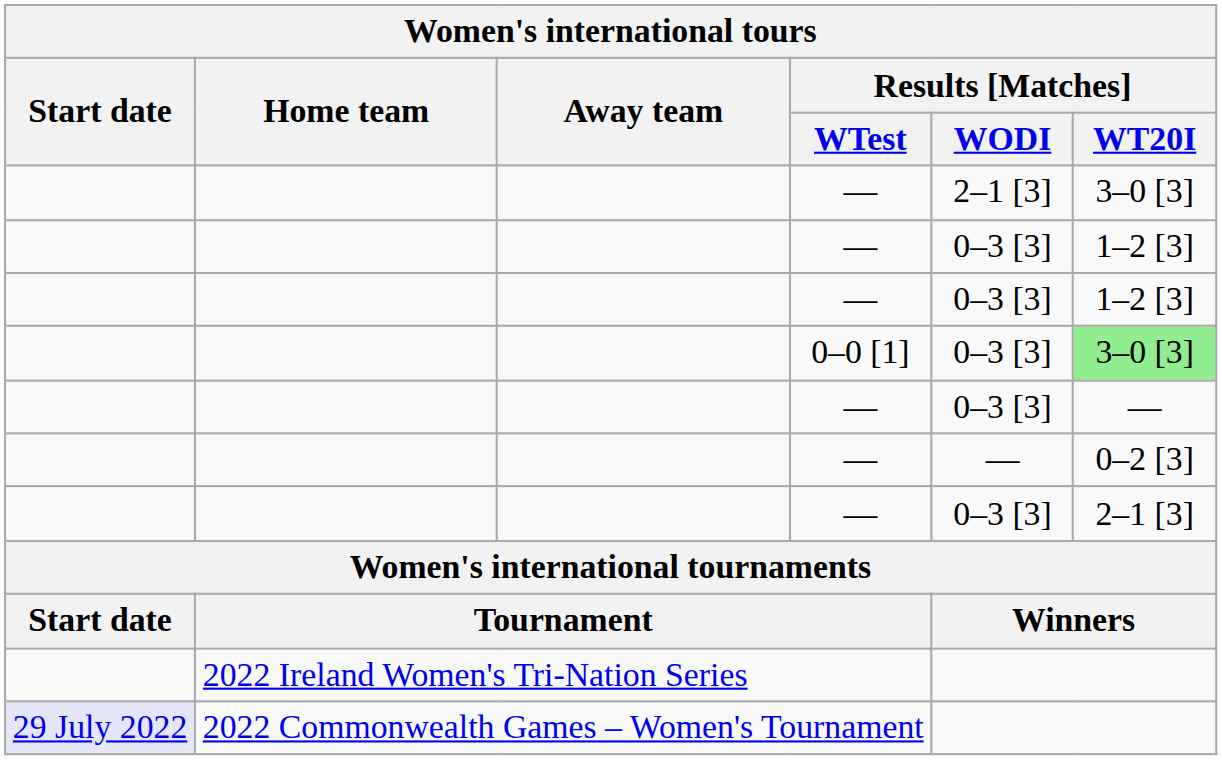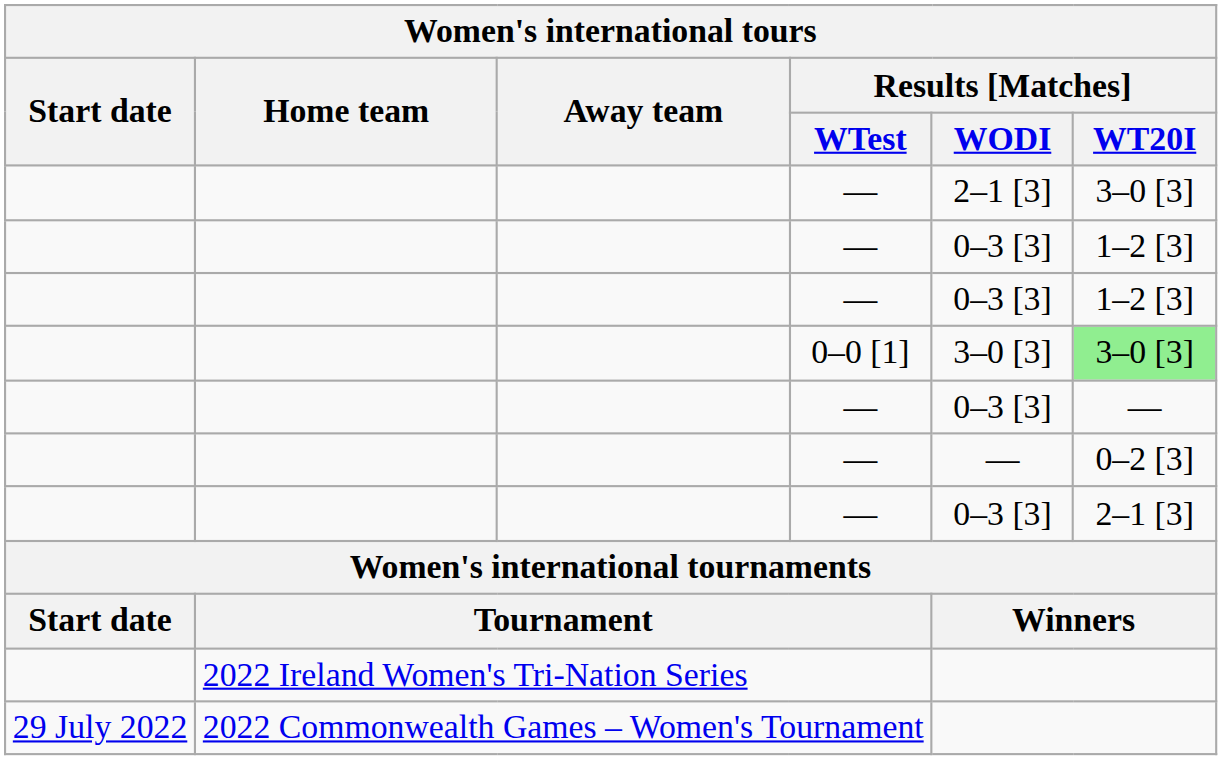(1003, 352) 0–3 [3] -> (1003, 352) 3–0 [3]
(100, 727) lavender background -> (100, 727) no background
